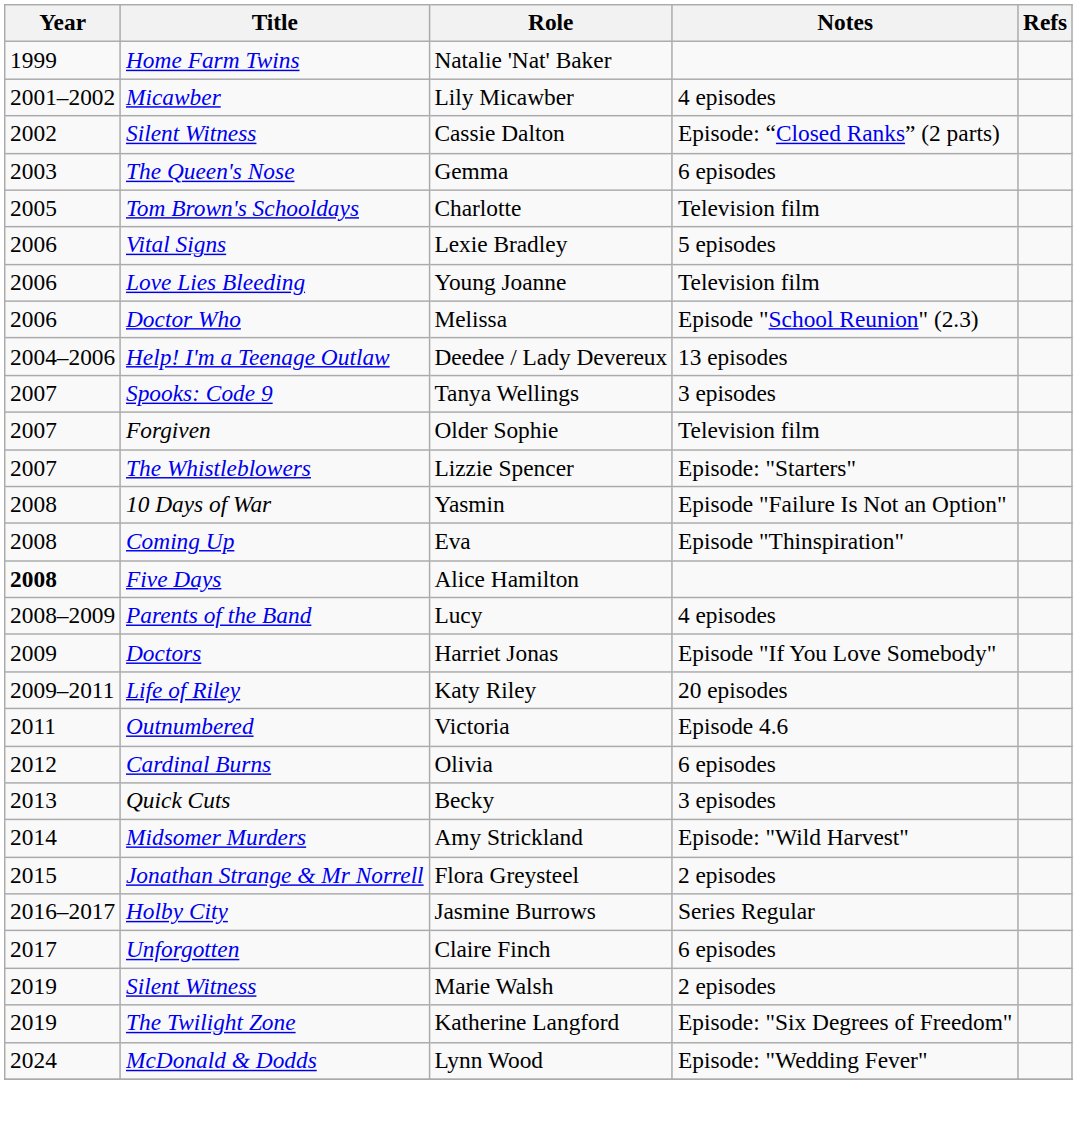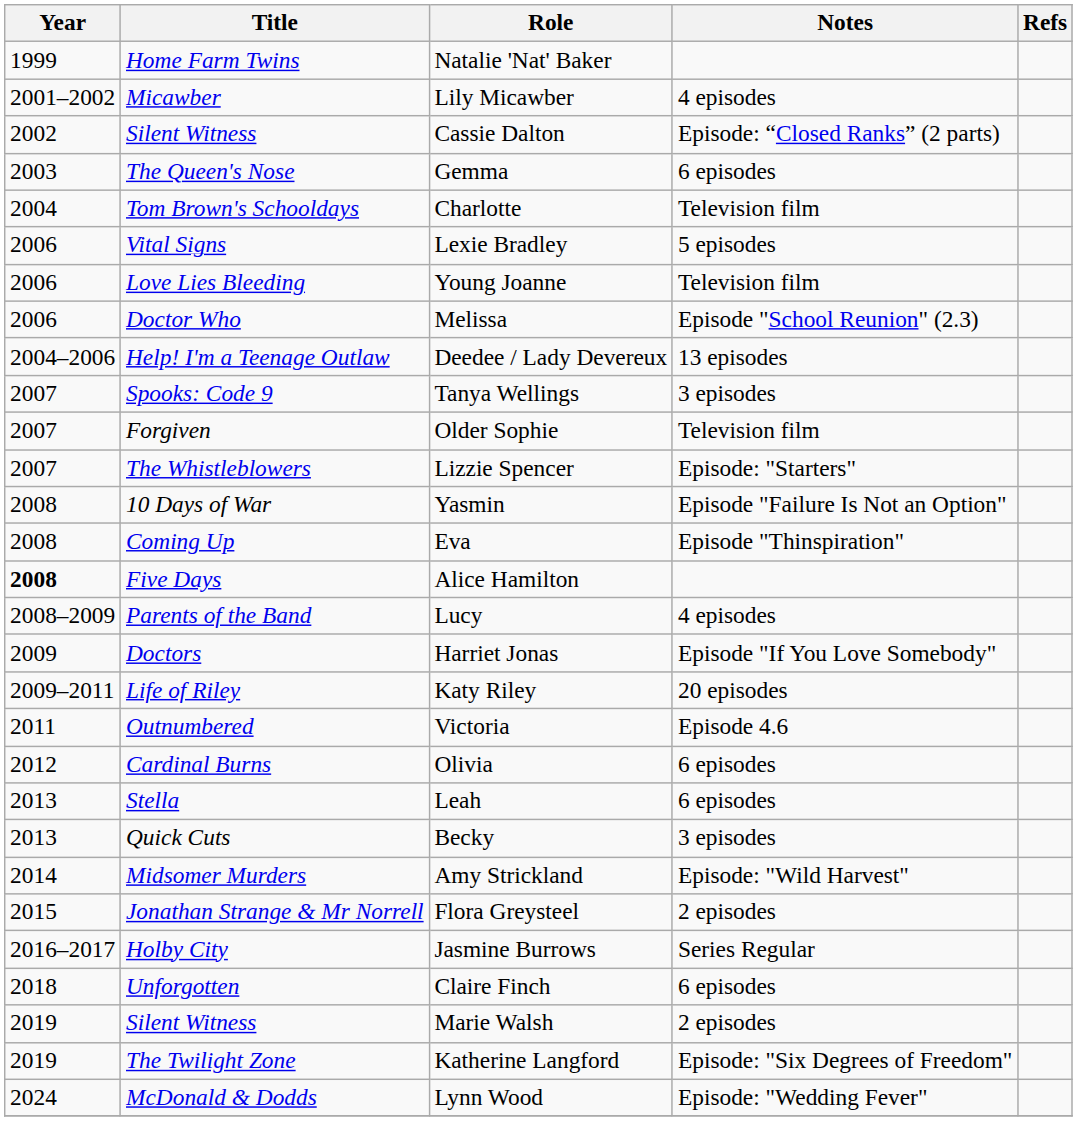(33, 208) 2005 -> (33, 208) 2004
+ row: (458, 801)
(33, 949) 2017 -> (33, 986) 2018
